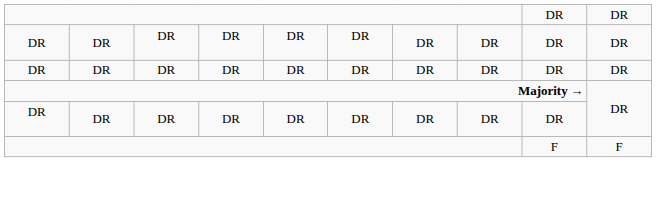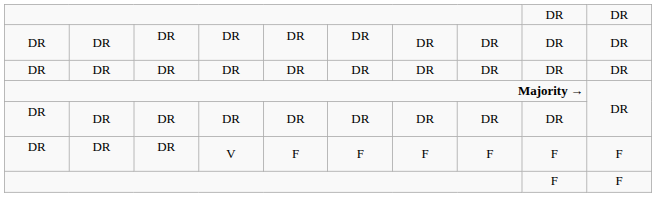+ row: (37, 146)
